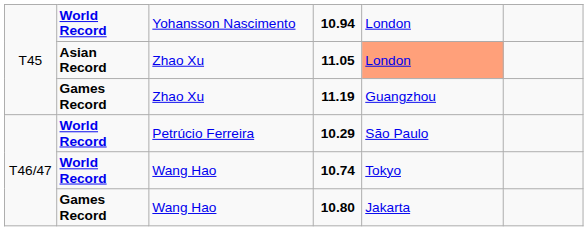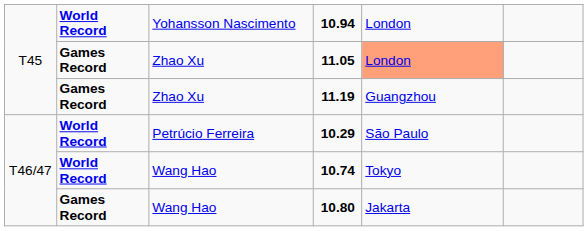(83, 60) Asian Record -> (83, 60) Games Record
